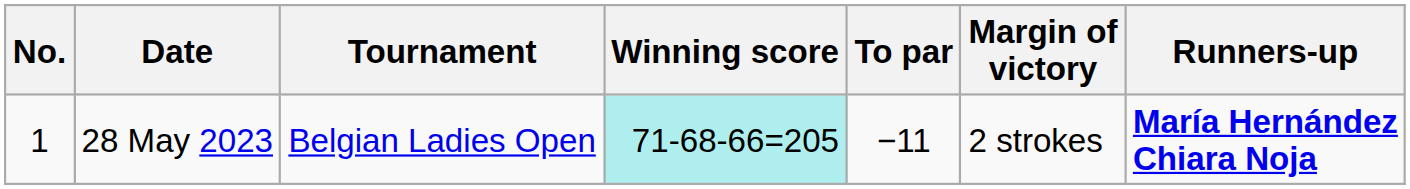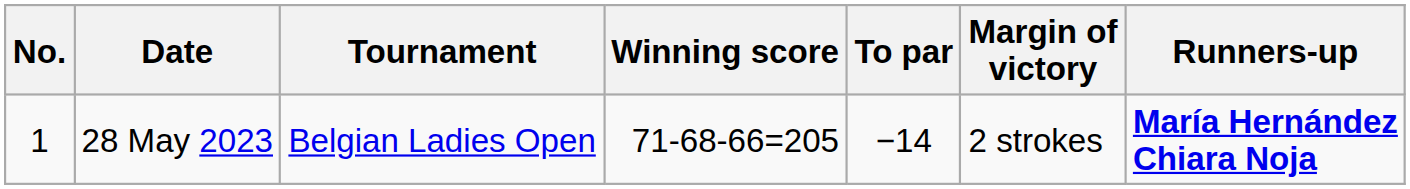(735, 140) paleturquoise background -> (735, 140) no background
(904, 140) −11 -> (904, 140) −14
